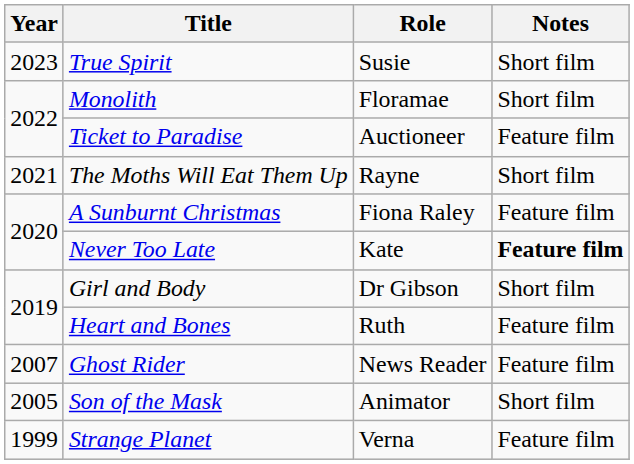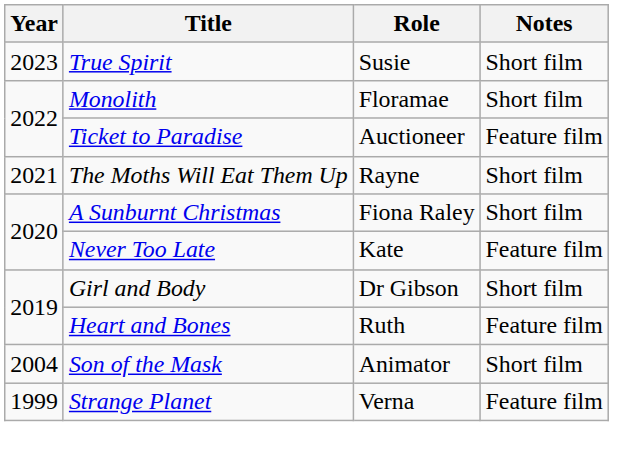(556, 212) Feature film -> (534, 212) Short film
(560, 250) bold -> (544, 250) normal
- row: (127, 363)
(34, 401) 2005 -> (34, 363) 2004
